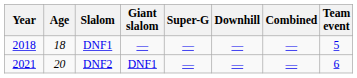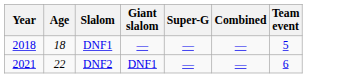- column: (237, 20)
(59, 63) 20 -> (59, 63) 22
